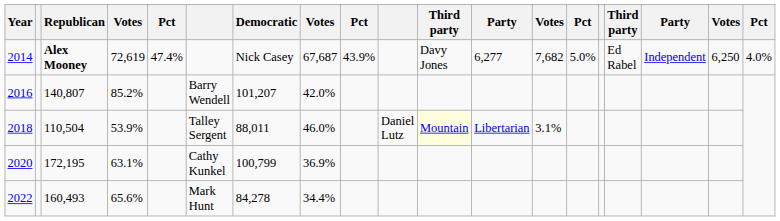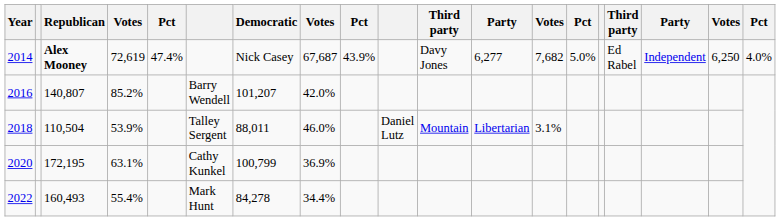(444, 128) lightyellow background -> (444, 128) no background
(127, 198) 65.6% -> (127, 198) 55.4%
